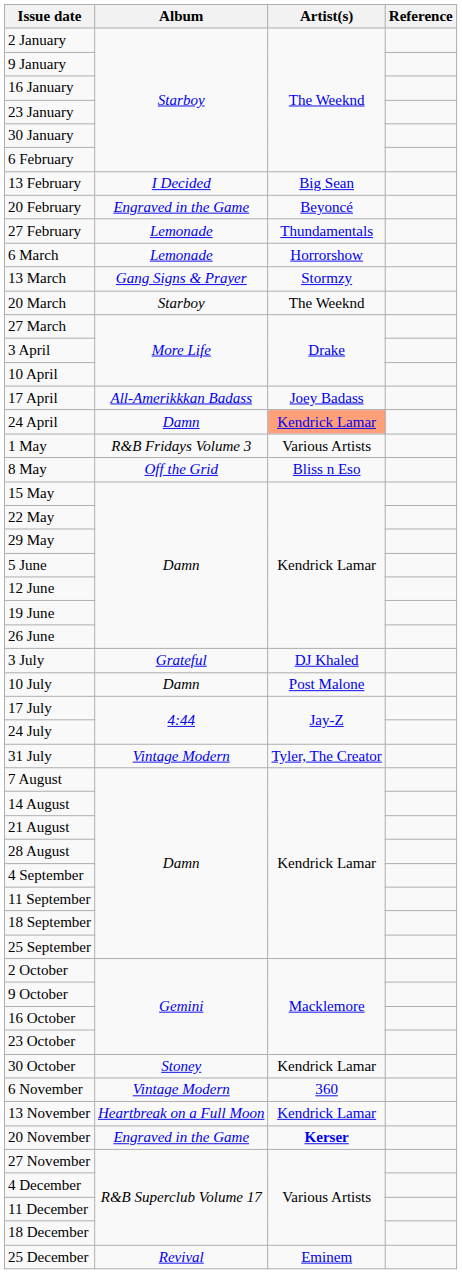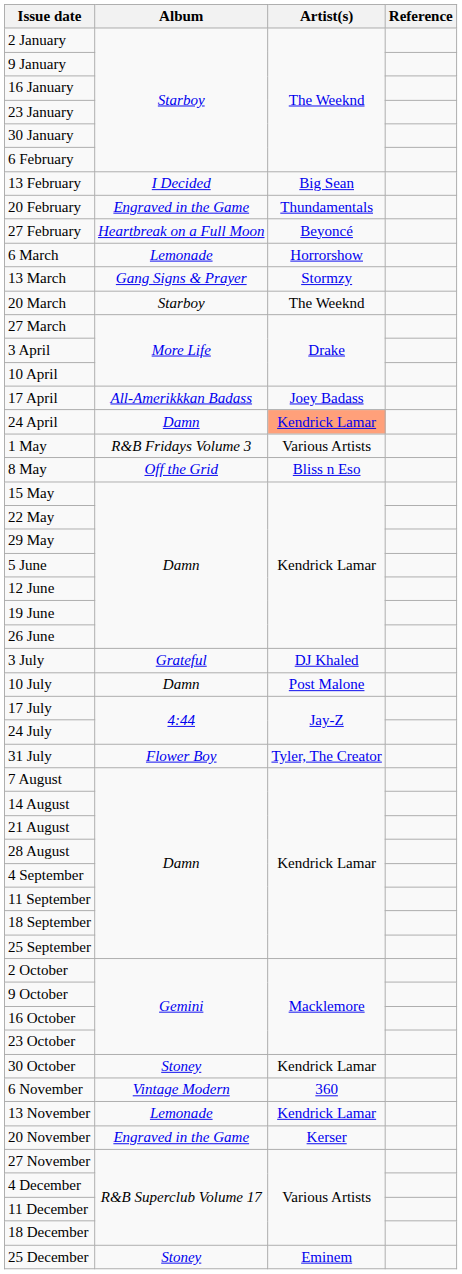(327, 207) Beyoncé -> (327, 207) Thundamentals
(181, 231) Lemonade -> (181, 231) Heartbreak on a Full Moon
(327, 231) Thundamentals -> (327, 231) Beyoncé
(181, 755) Vintage Modern -> (181, 755) Flower Boy
(181, 1113) Heartbreak on a Full Moon -> (181, 1113) Lemonade
(327, 1137) bold -> (327, 1137) normal
(181, 1256) Revival -> (181, 1256) Stoney
